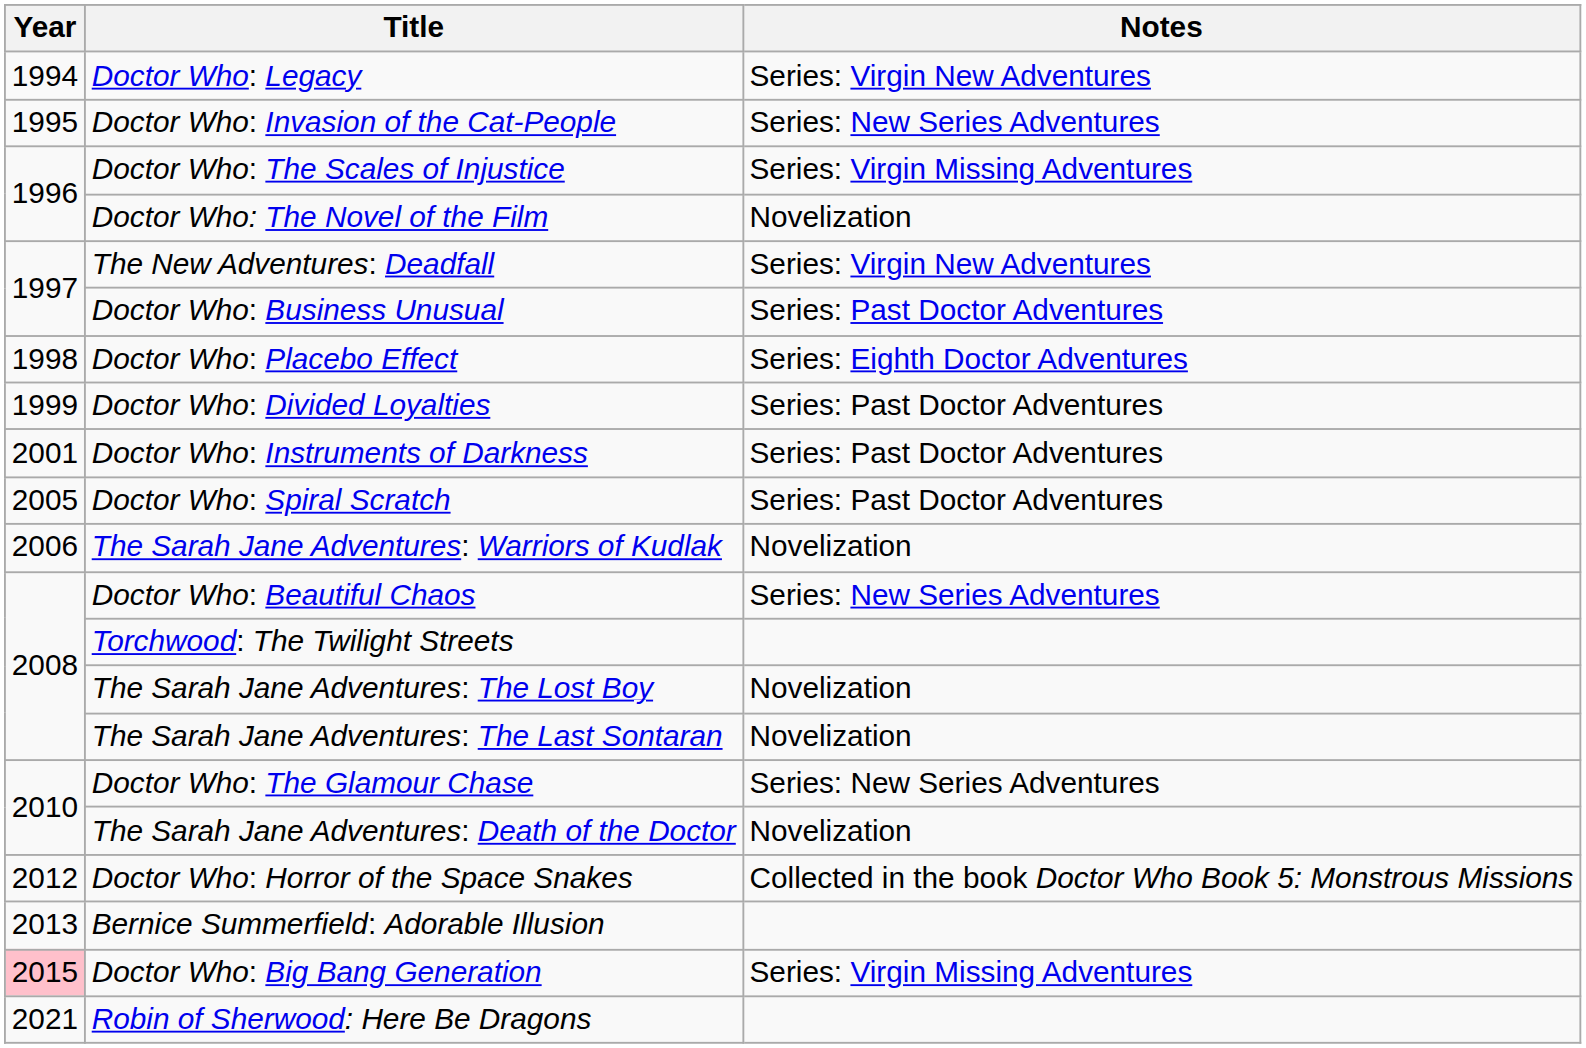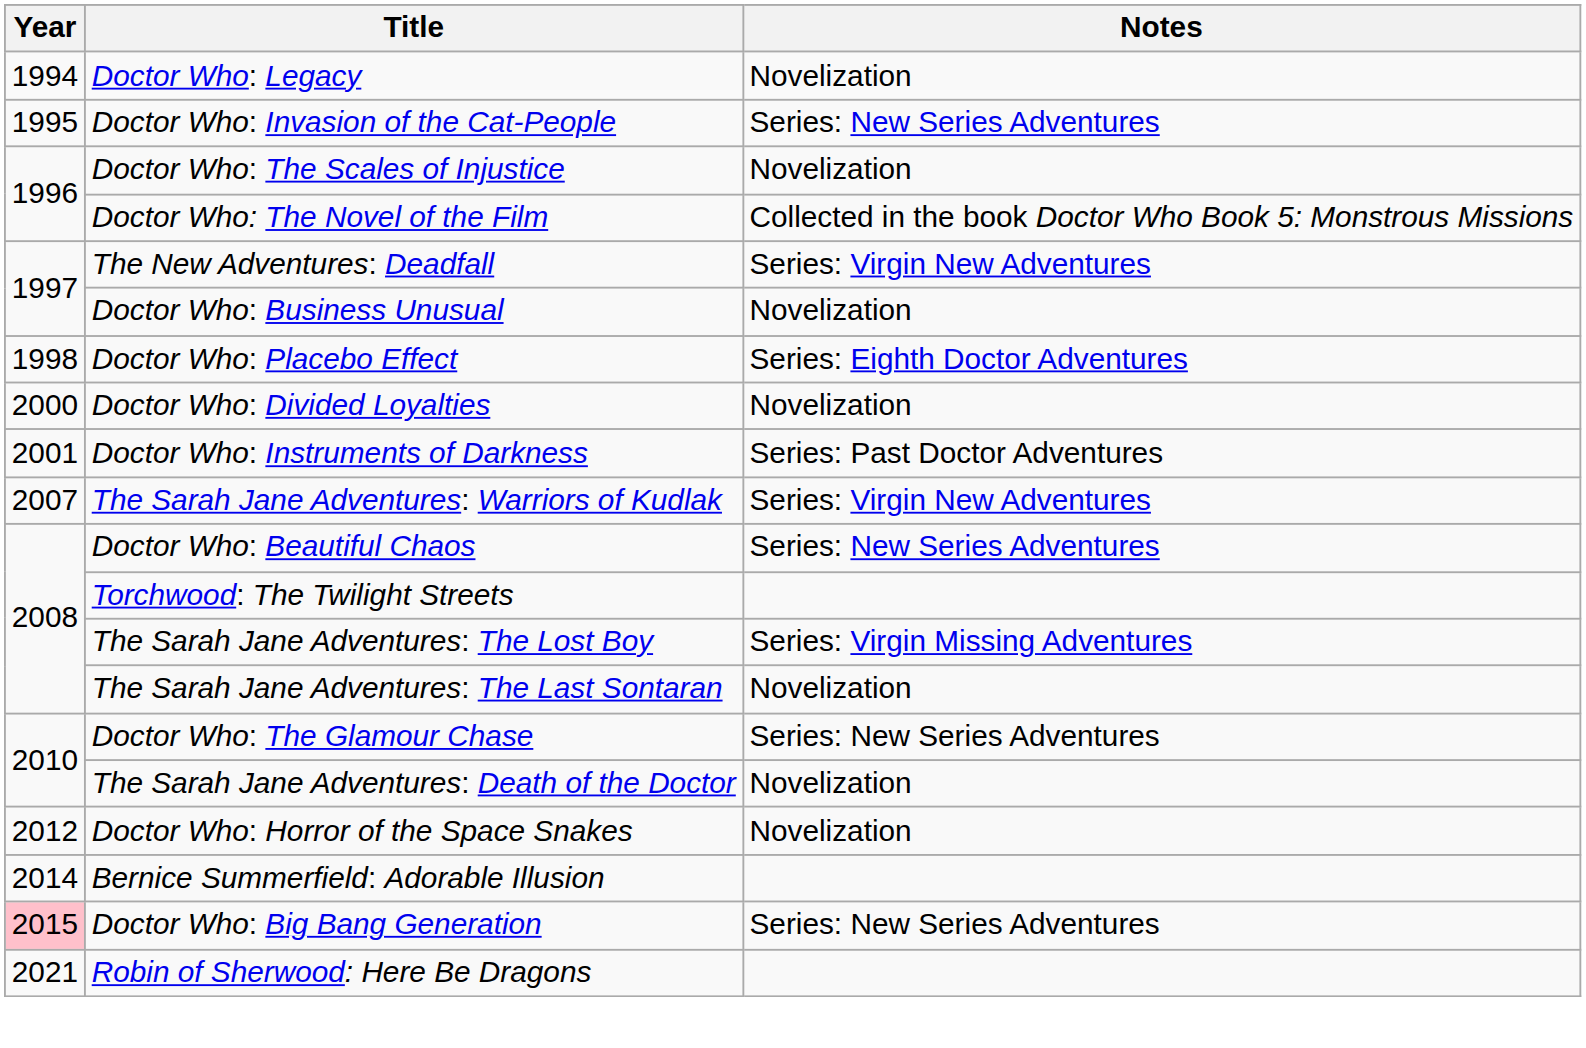(950, 75) Series: Virgin New Adventures -> (831, 75) Novelization
(971, 169) Series: Virgin Missing Adventures -> (831, 169) Novelization
(831, 216) Novelization -> (1161, 216) Collected in the book Doctor Who Book 5: Monstrous Missions
(956, 311) Series: Past Doctor Adventures -> (831, 311) Novelization
(45, 405) 1999 -> (45, 405) 2000
(956, 405) Series: Past Doctor Adventures -> (831, 405) Novelization
- row: (271, 500)
(45, 547) 2006 -> (45, 500) 2007
(831, 547) Novelization -> (950, 500) Series: Virgin New Adventures
(831, 688) Novelization -> (971, 641) Series: Virgin Missing Adventures
(1161, 877) Collected in the book Doctor Who Book 5: Monstrous Missions -> (831, 830) Novelization
(45, 924) 2013 -> (45, 877) 2014
(971, 972) Series: Virgin Missing Adventures -> (955, 924) Series: New Series Adventures
